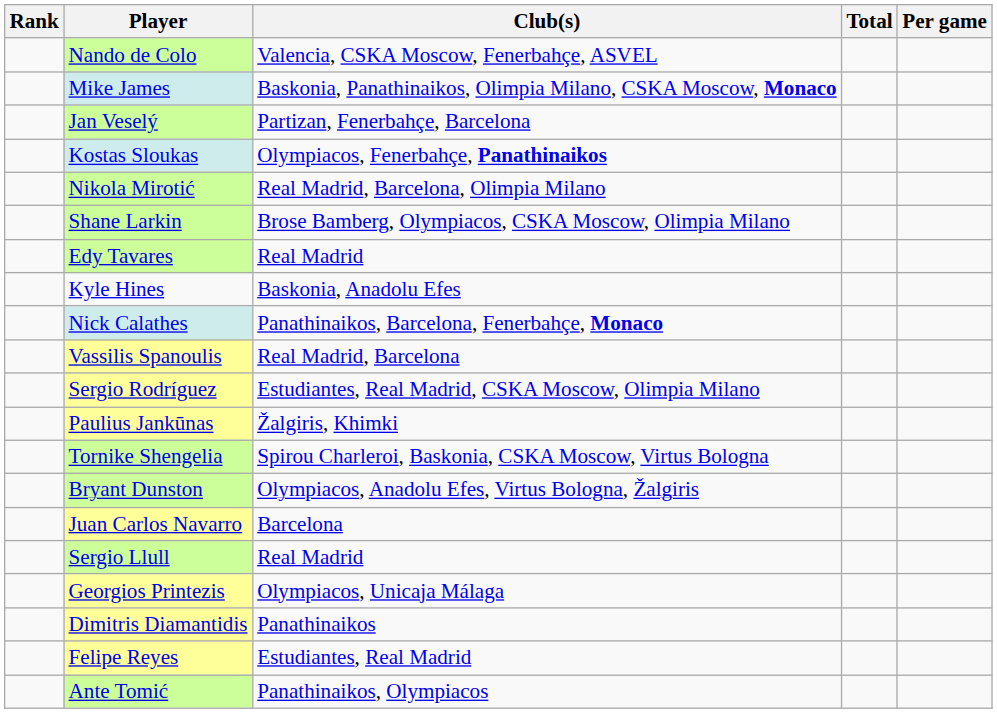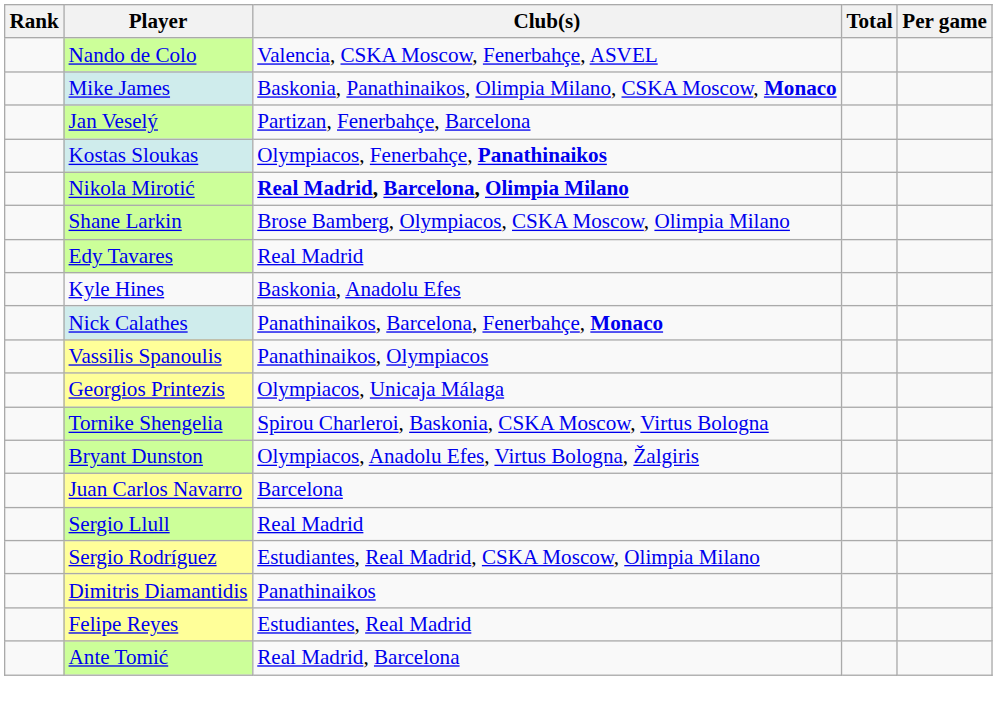(431, 188) normal -> (443, 188) bold
(358, 356) Real Madrid, Barcelona -> (373, 356) Panathinaikos, Olympiacos
rows swapped: (143, 389) <-> (147, 590)
- row: (141, 423)
(373, 691) Panathinaikos, Olympiacos -> (358, 657) Real Madrid, Barcelona
